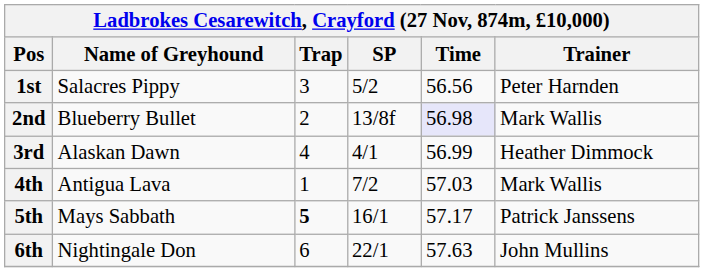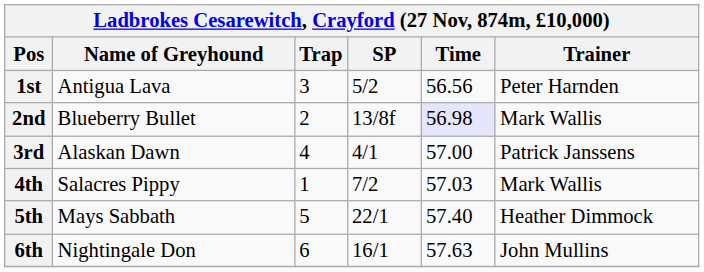(119, 86) Salacres Pippy -> (114, 86) Antigua Lava
(449, 151) 56.99 -> (449, 151) 57.00
(577, 151) Heather Dimmock -> (567, 151) Patrick Janssens
(114, 184) Antigua Lava -> (119, 184) Salacres Pippy
(304, 217) bold -> (304, 217) normal
(370, 217) 16/1 -> (370, 217) 22/1
(449, 217) 57.17 -> (449, 217) 57.40
(567, 217) Patrick Janssens -> (577, 217) Heather Dimmock
(370, 250) 22/1 -> (370, 250) 16/1
